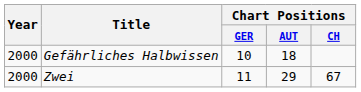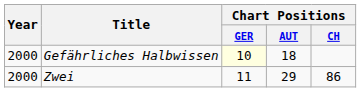(244, 56) no background -> (244, 56) lightyellow background
(333, 76) 67 -> (333, 76) 86
